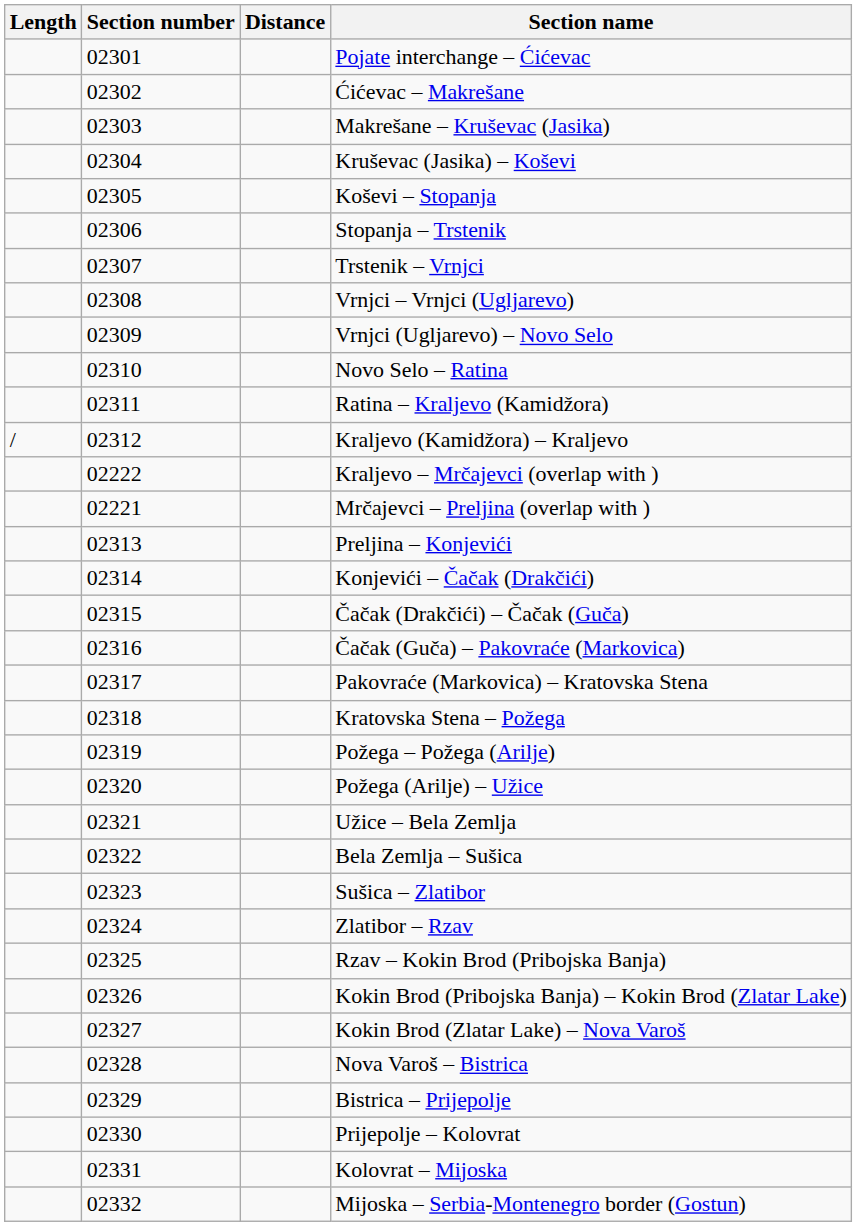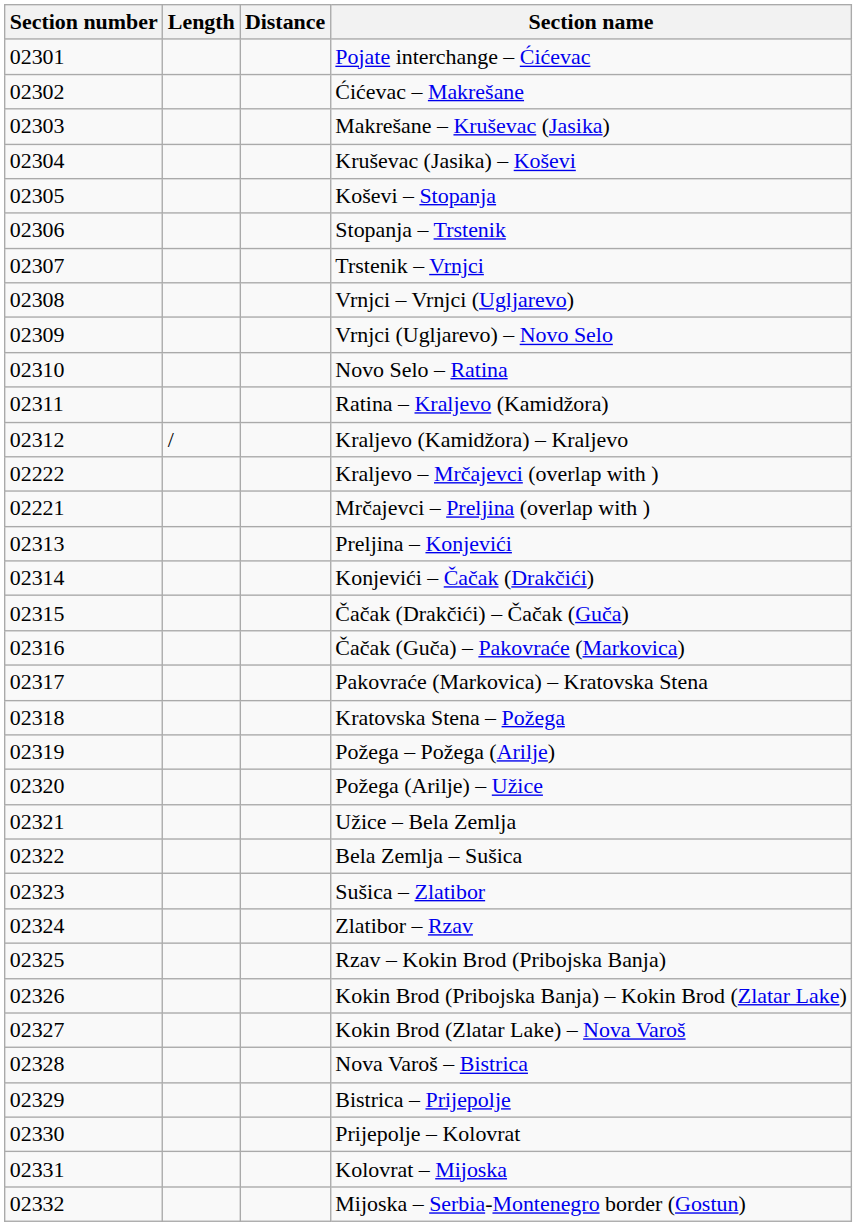columns swapped: (161, 21) <-> (43, 21)
